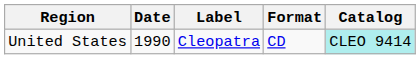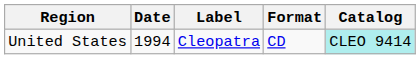(152, 42) 1990 -> (152, 42) 1994
